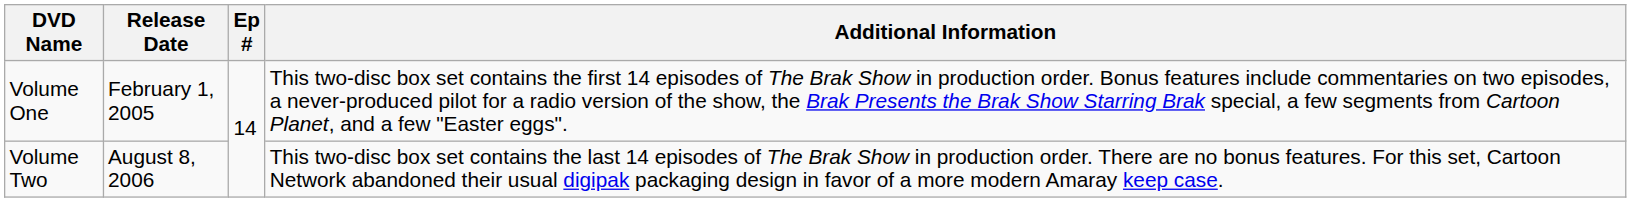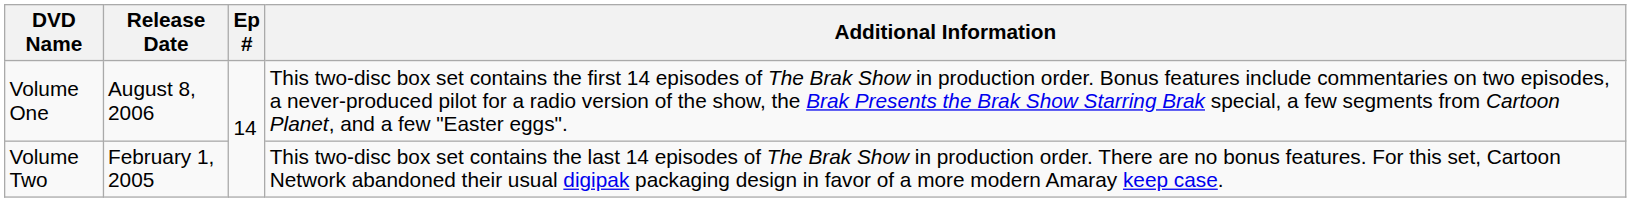(161, 100) February 1, 2005 -> (152, 100) August 8, 2006
(152, 168) August 8, 2006 -> (161, 168) February 1, 2005
